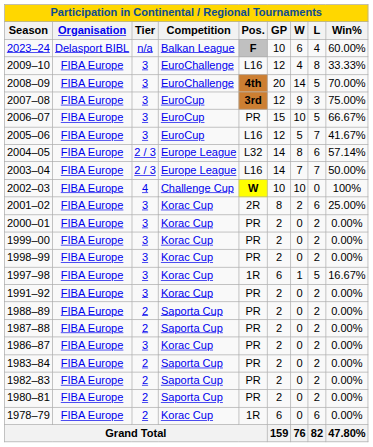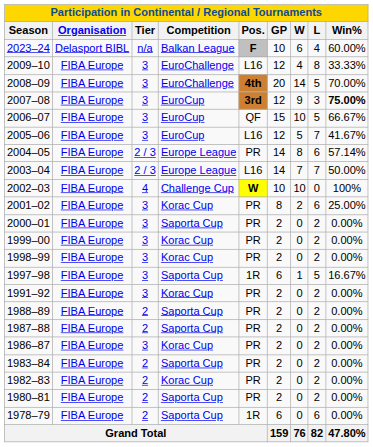(347, 100) normal -> (347, 100) bold
(253, 118) PR -> (253, 118) QF
(253, 153) L32 -> (253, 153) PR
(253, 205) 2R -> (253, 205) PR
(187, 223) Korac Cup -> (192, 223) Saporta Cup
(187, 275) Korac Cup -> (192, 275) Saporta Cup
(192, 380) Saporta Cup -> (187, 380) Korac Cup
(187, 415) Korac Cup -> (192, 415) Saporta Cup
